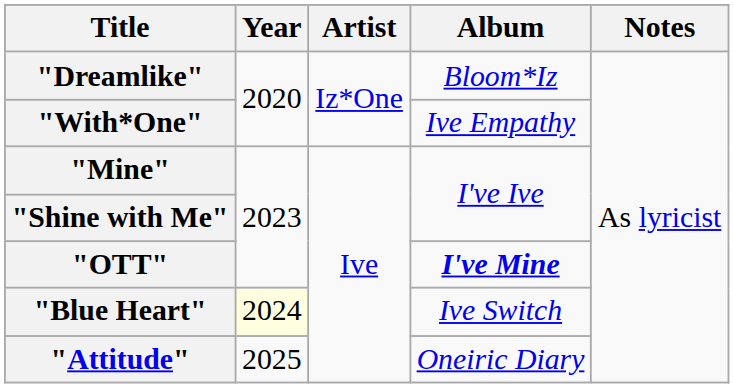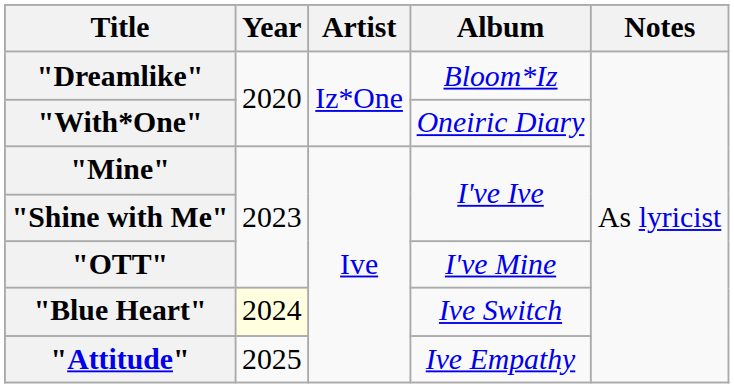(501, 122) Ive Empathy -> (501, 122) Oneiric Diary
(501, 264) bold -> (501, 264) normal
(501, 358) Oneiric Diary -> (501, 358) Ive Empathy
